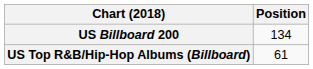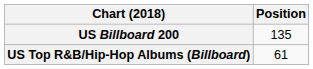(281, 34) 134 -> (281, 34) 135
